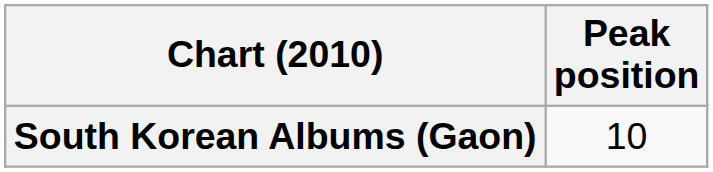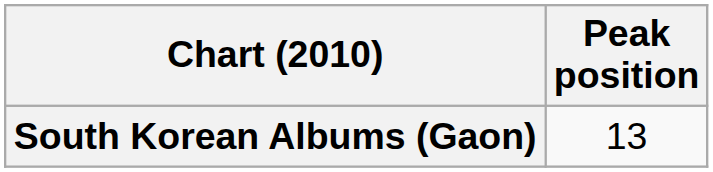(627, 135) 10 -> (627, 135) 13
